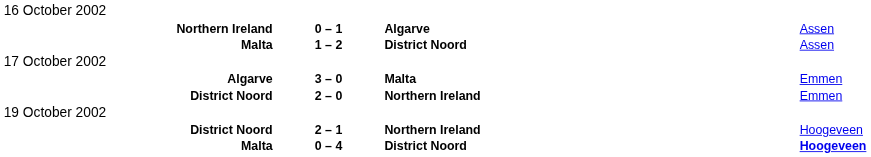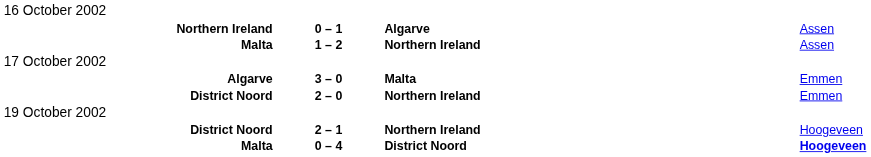(426, 45) District Noord -> (433, 45) Northern Ireland
